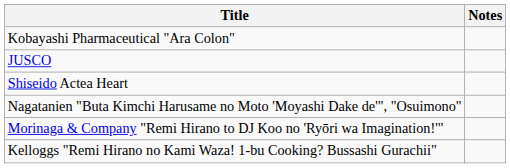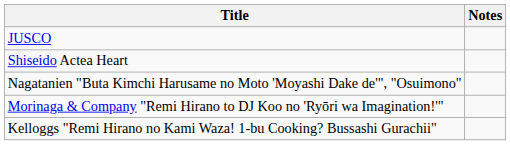- row: (121, 38)
